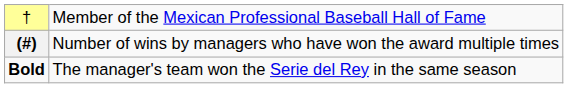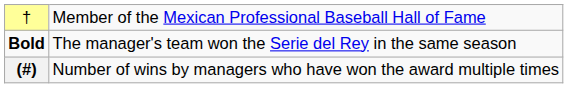rows swapped: (27, 43) <-> (27, 69)
